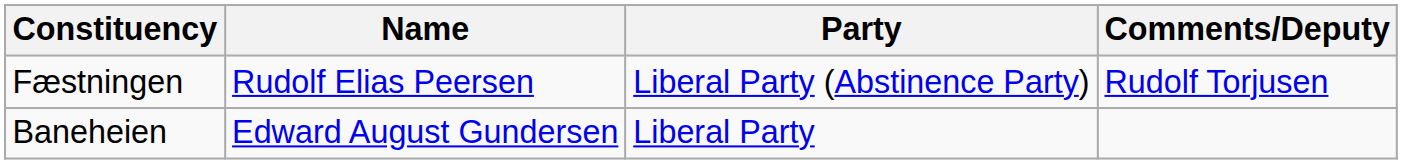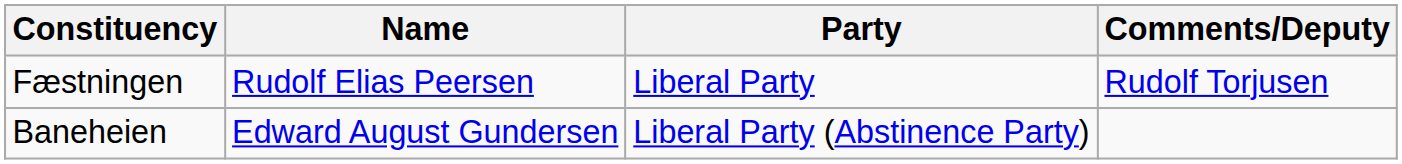(861, 81) Liberal Party (Abstinence Party) -> (724, 81) Liberal Party
(724, 132) Liberal Party -> (861, 132) Liberal Party (Abstinence Party)
